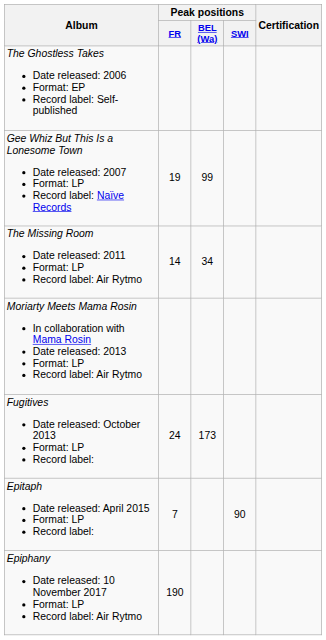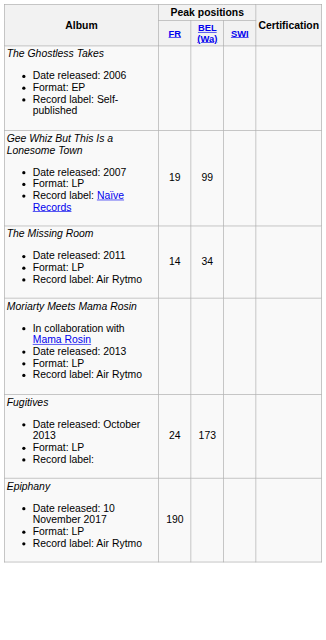- row: (81, 509)
